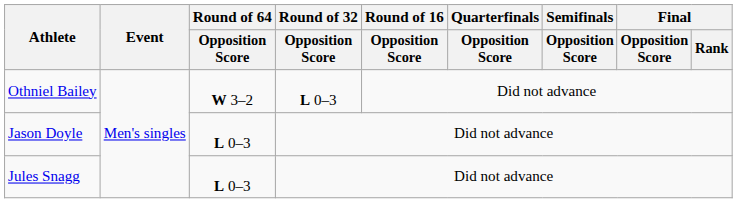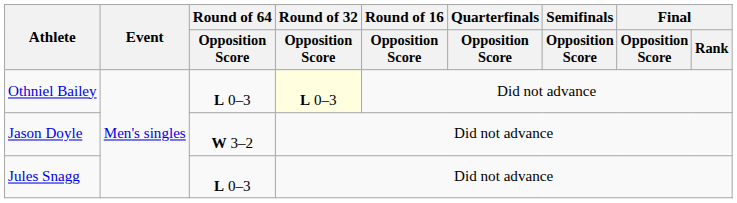(232, 100) W 3–2 -> (232, 100) L 0–3
(318, 100) no background -> (318, 100) lightyellow background
(232, 143) L 0–3 -> (232, 143) W 3–2
